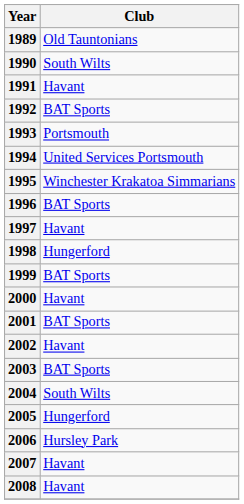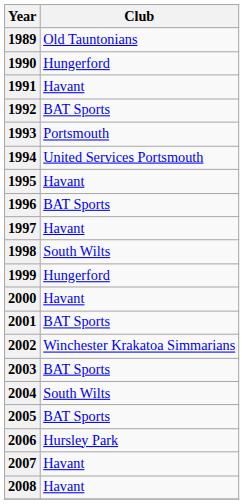(77, 62) South Wilts -> (77, 62) Hungerford
(139, 180) Winchester Krakatoa Simmarians -> (64, 180) Havant
(77, 251) Hungerford -> (77, 251) South Wilts
(77, 275) BAT Sports -> (77, 275) Hungerford
(64, 345) Havant -> (139, 345) Winchester Krakatoa Simmarians
(77, 416) Hungerford -> (77, 416) BAT Sports
